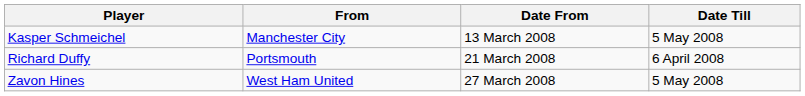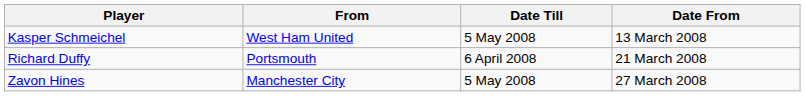columns swapped: (555, 15) <-> (724, 15)
(296, 37) Manchester City -> (300, 37) West Ham United
(300, 80) West Ham United -> (296, 80) Manchester City
